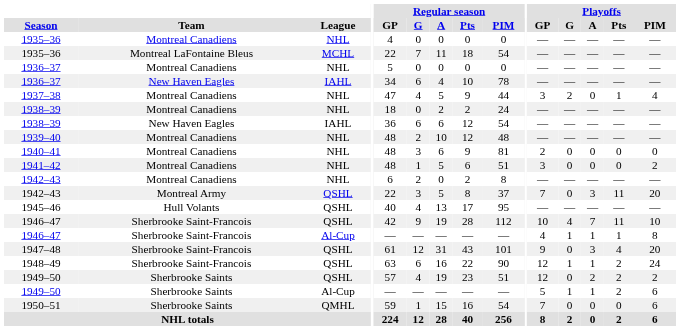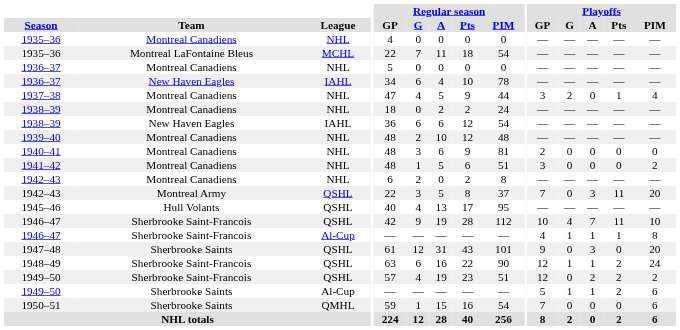(191, 249) Sherbrooke Saint-Francois -> (191, 249) Sherbrooke Saints
(619, 249) 4 -> (619, 249) 0
(191, 277) Sherbrooke Saints -> (191, 277) Sherbrooke Saint-Francois
